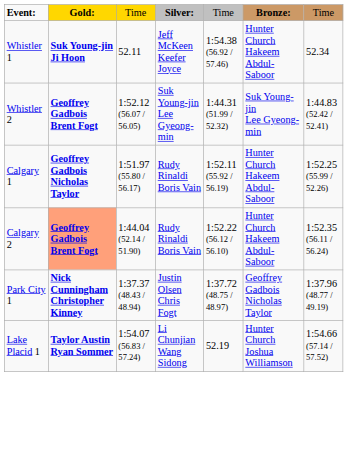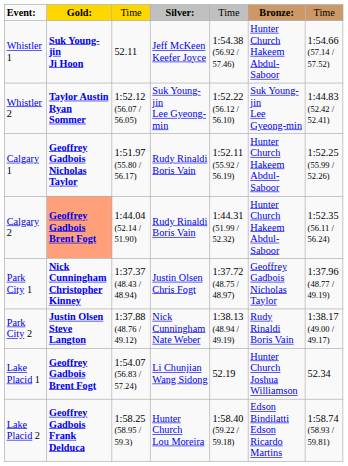(318, 51) 52.34 -> (323, 51) 1:54.66 (57.14 / 57.52)
(74, 114) Geoffrey Gadbois Brent Fogt -> (79, 108) Taylor Austin Ryan Sommer
(221, 114) 1:44.31 (51.99 / 52.32) -> (228, 108) 1:52.22 (56.12 / 56.10)
(221, 238) 1:52.22 (56.12 / 56.10) -> (228, 227) 1:44.31 (51.99 / 52.32)
+ row: (19, 328)
(82, 346) Taylor Austin Ryan Sommer -> (73, 373) Geoffrey Gadbois Brent Fogt
(322, 346) 1:54.66 (57.14 / 57.52) -> (319, 373) 52.34
+ row: (23, 430)
